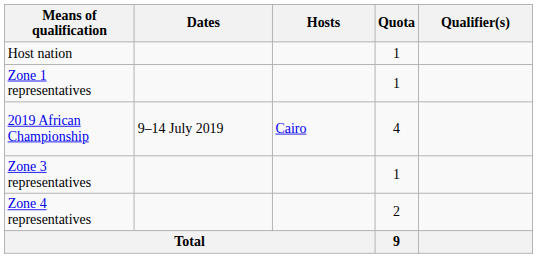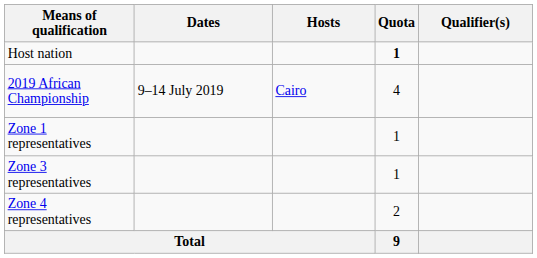(396, 53) normal -> (396, 53) bold
rows swapped: (48, 128) <-> (49, 83)
